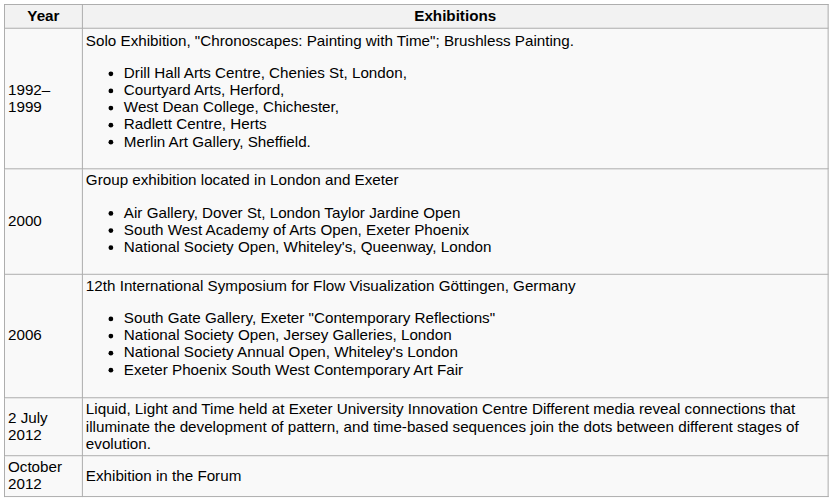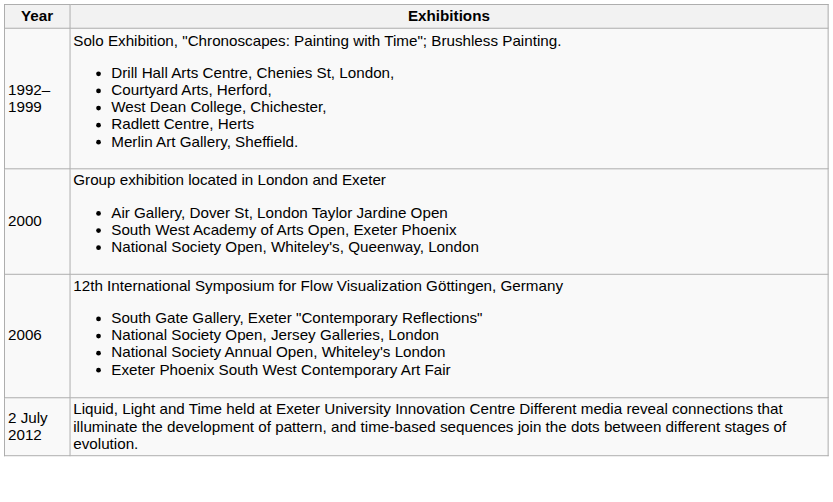- row: (164, 476)
